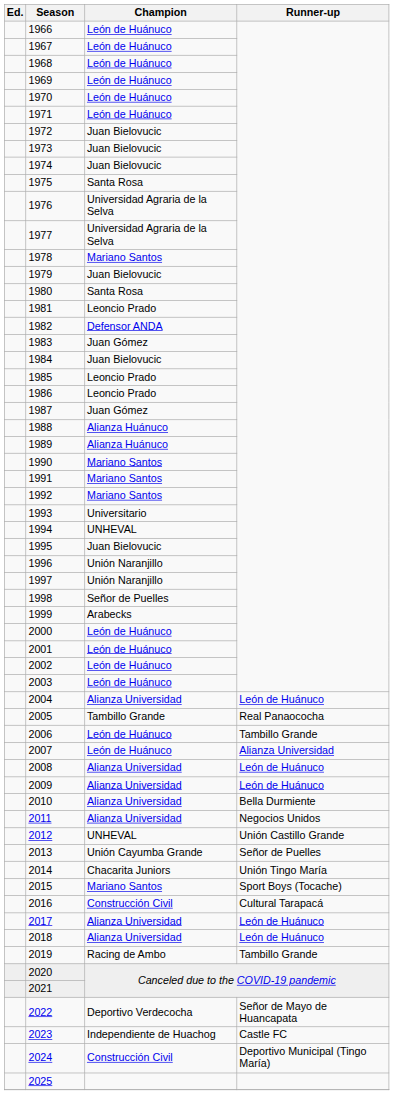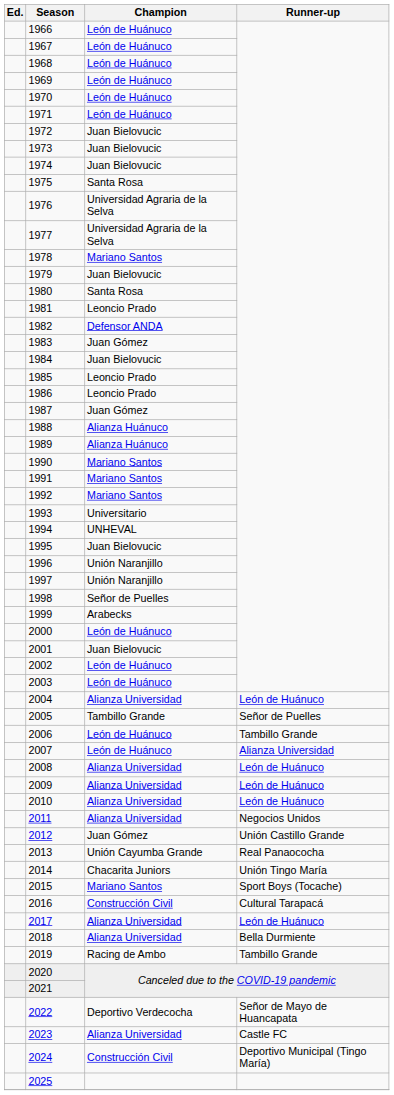(129, 649) León de Huánuco -> (124, 649) Juan Bielovucic
(282, 717) Real Panaococha -> (280, 717) Señor de Puelles
(277, 802) Bella Durmiente -> (282, 802) León de Huánuco
(112, 836) UNHEVAL -> (117, 836) Juan Gómez
(280, 853) Señor de Puelles -> (282, 853) Real Panaococha
(282, 938) León de Huánuco -> (277, 938) Bella Durmiente
(151, 1035) Independiente de Huachog -> (134, 1035) Alianza Universidad
